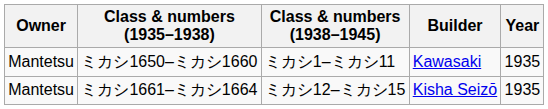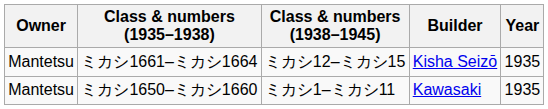rows swapped: (169, 61) <-> (169, 89)
